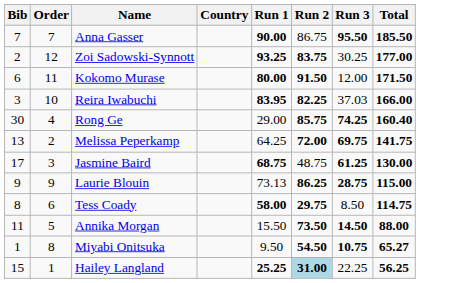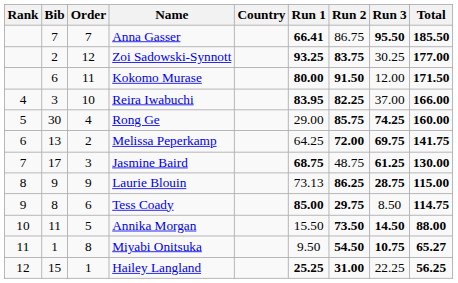+ column: (23, 15)
(272, 36) 90.00 -> (309, 36) 66.41
(352, 99) 37.03 -> (390, 99) 37.00
(394, 120) 160.40 -> (431, 120) 160.00
(272, 204) 58.00 -> (309, 204) 85.00
(312, 267) lightblue background -> (349, 267) no background
